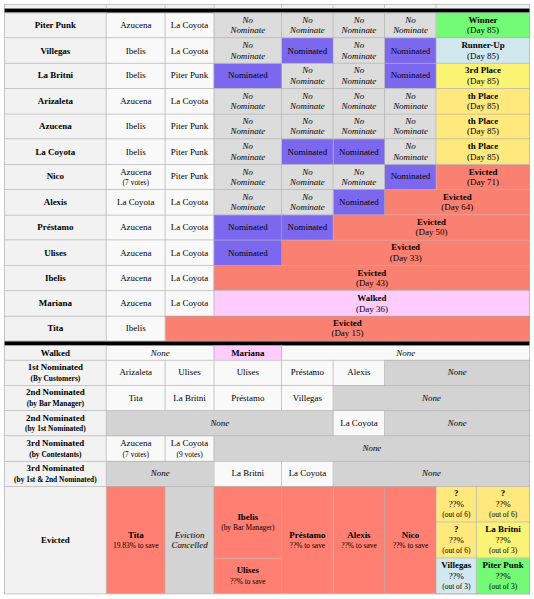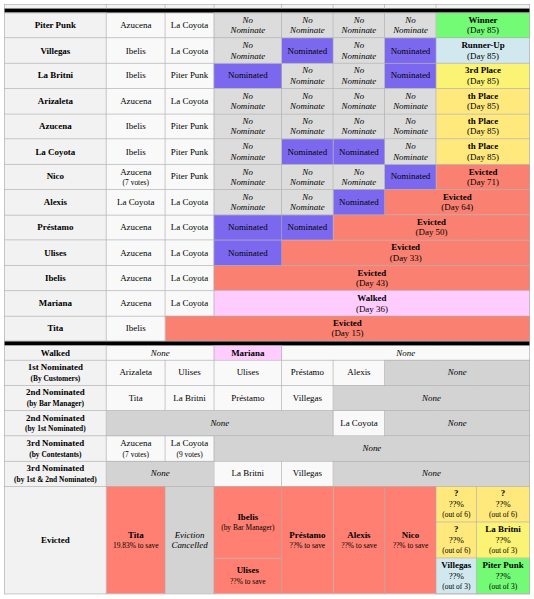(307, 474) La Coyota -> (307, 474) Villegas
